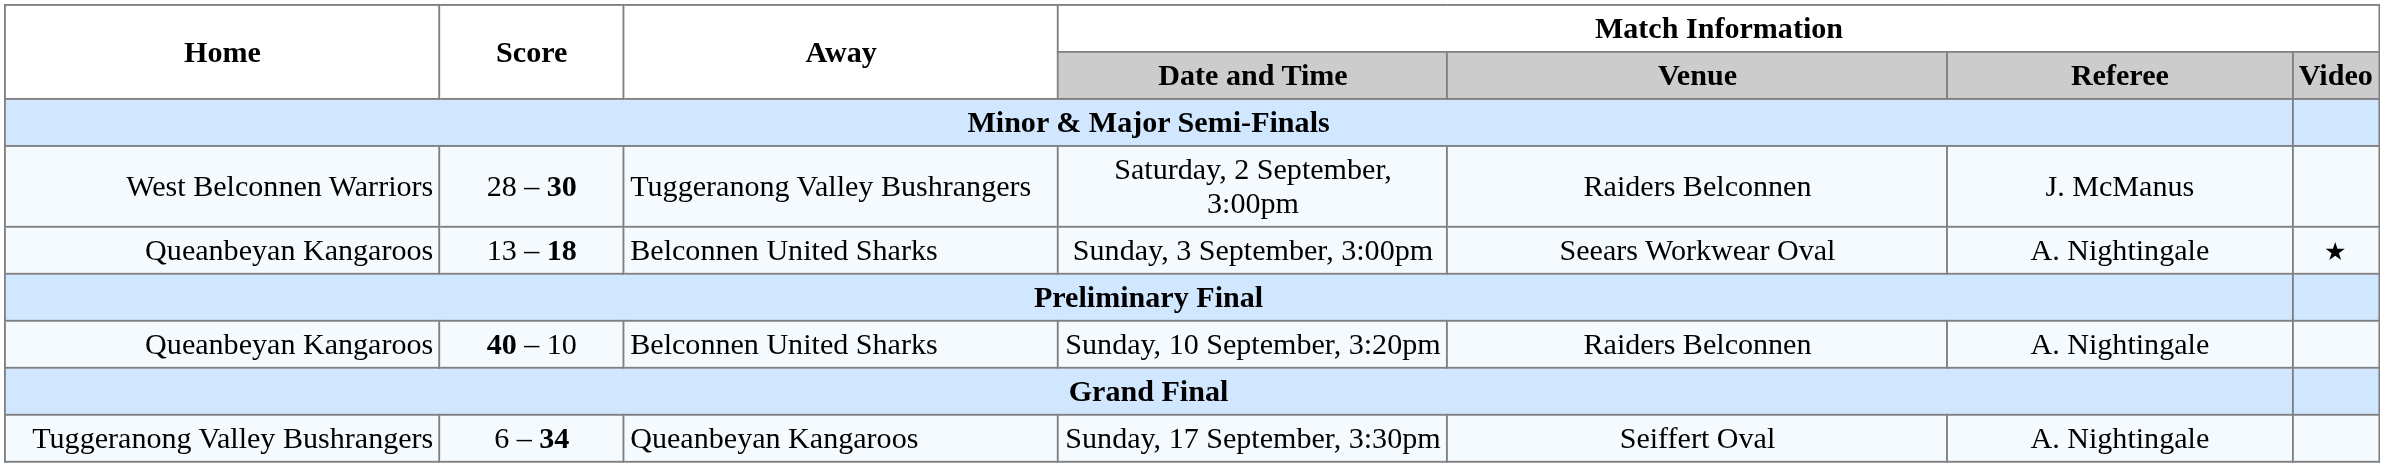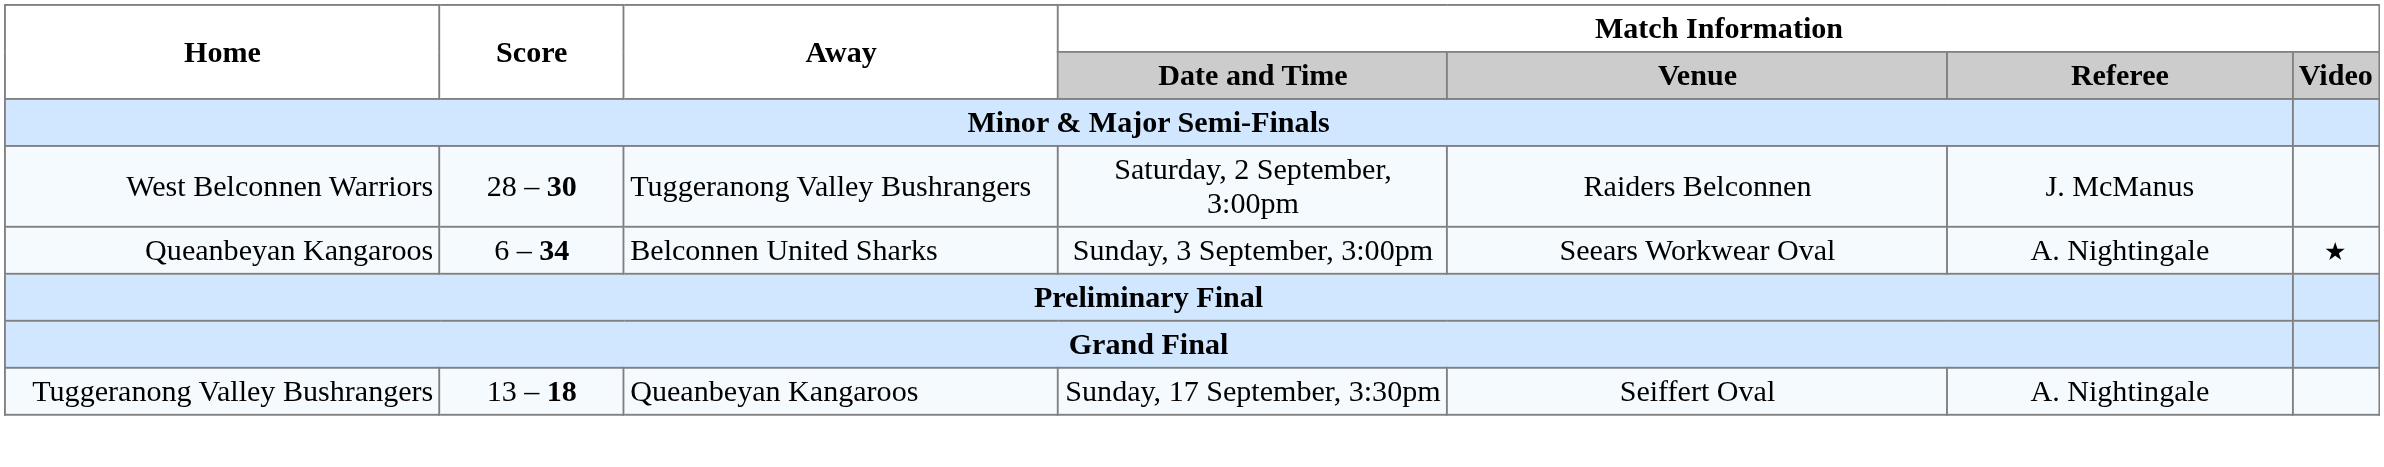(532, 249) 13 – 18 -> (532, 249) 6 – 34
- row: (1253, 343)
(532, 437) 6 – 34 -> (532, 390) 13 – 18
